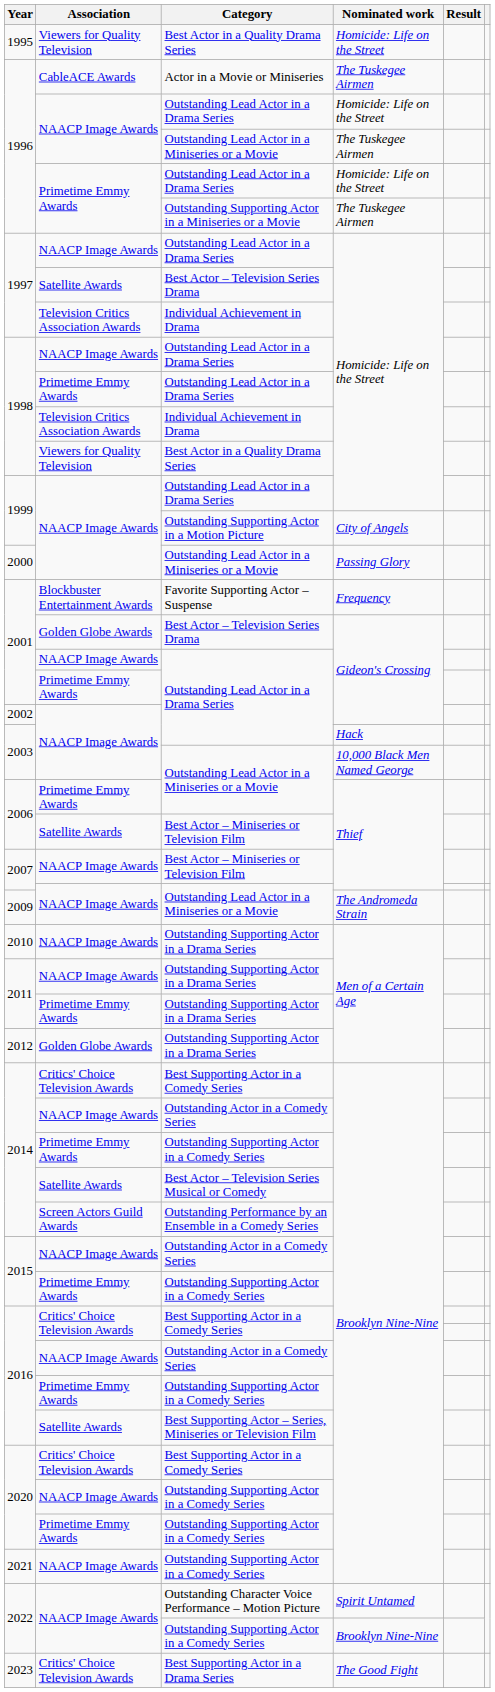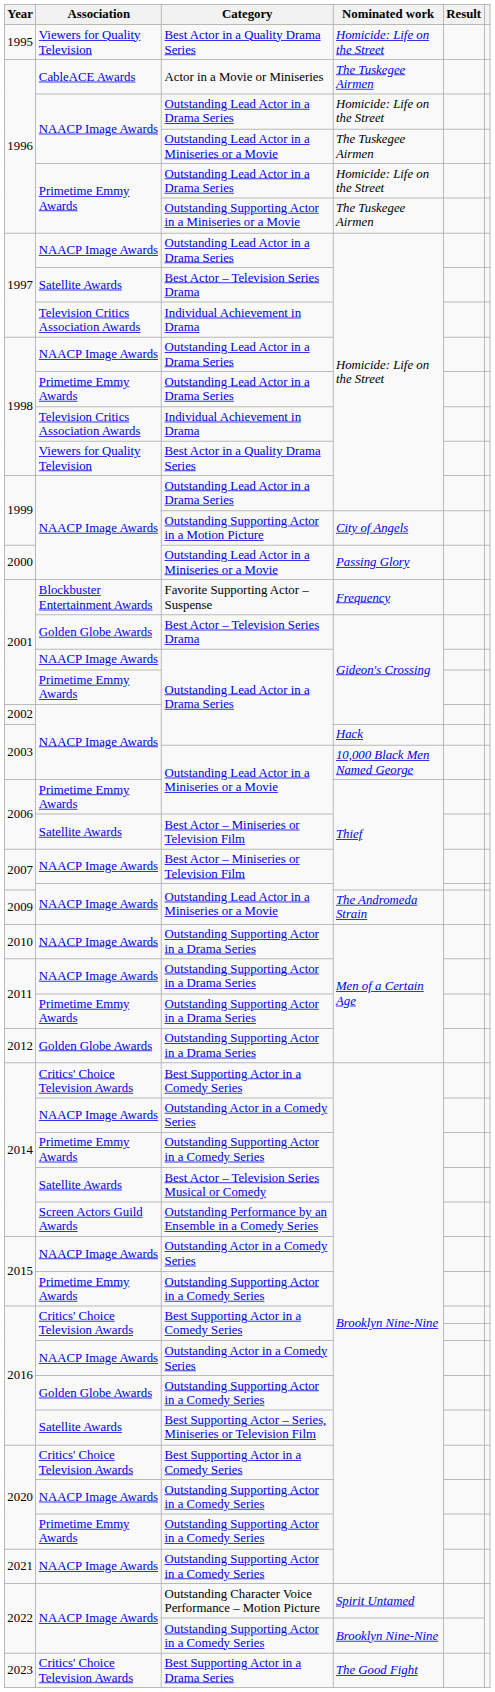(84, 1392) Primetime Emmy Awards -> (96, 1392) Golden Globe Awards
